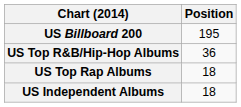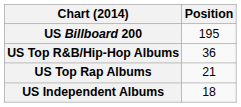(209, 72) 18 -> (209, 72) 21
